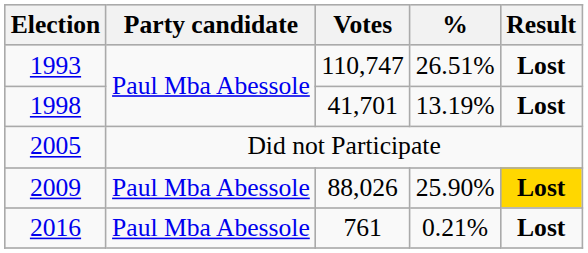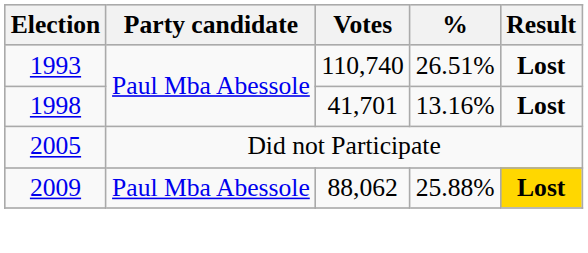(363, 65) 110,747 -> (363, 65) 110,740
(455, 106) 13.19% -> (455, 106) 13.16%
(363, 187) 88,026 -> (363, 187) 88,062
(455, 187) 25.90% -> (455, 187) 25.88%
- row: (56, 227)
